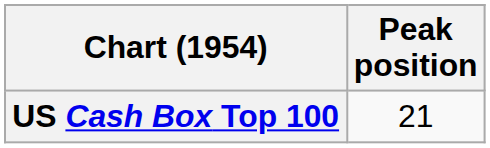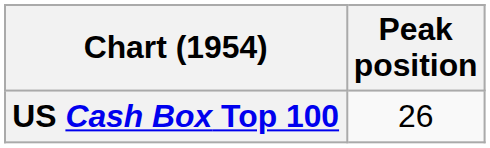(416, 116) 21 -> (416, 116) 26
